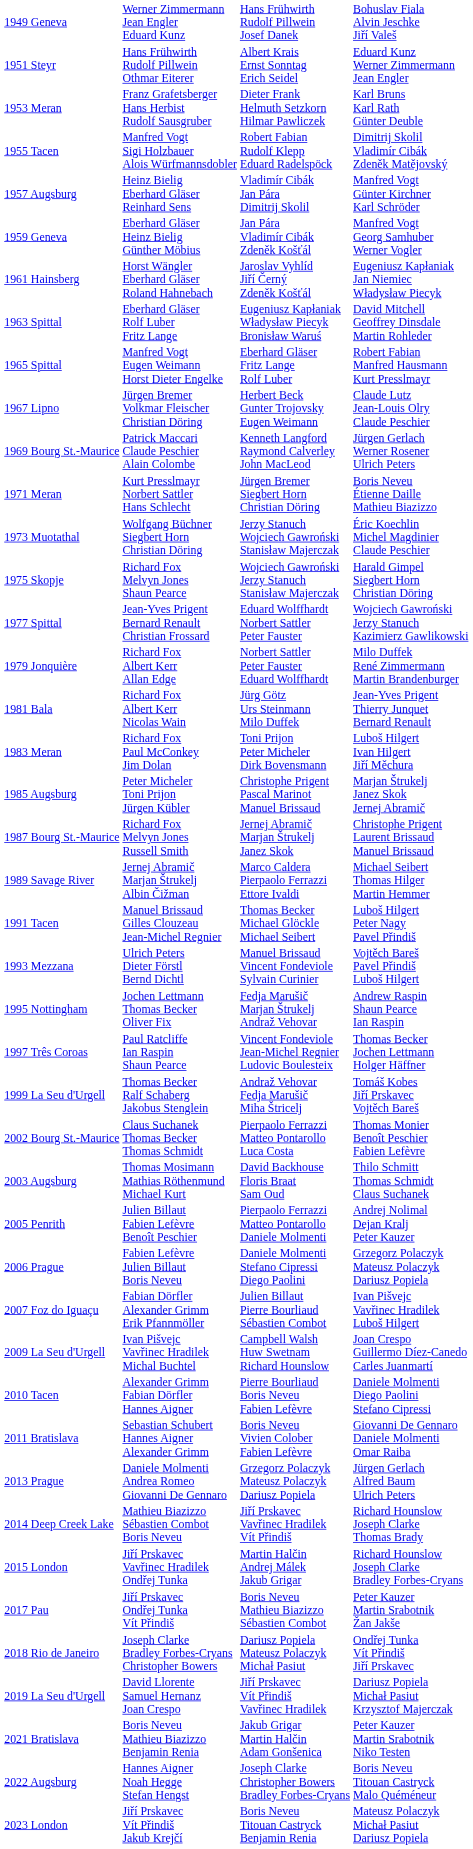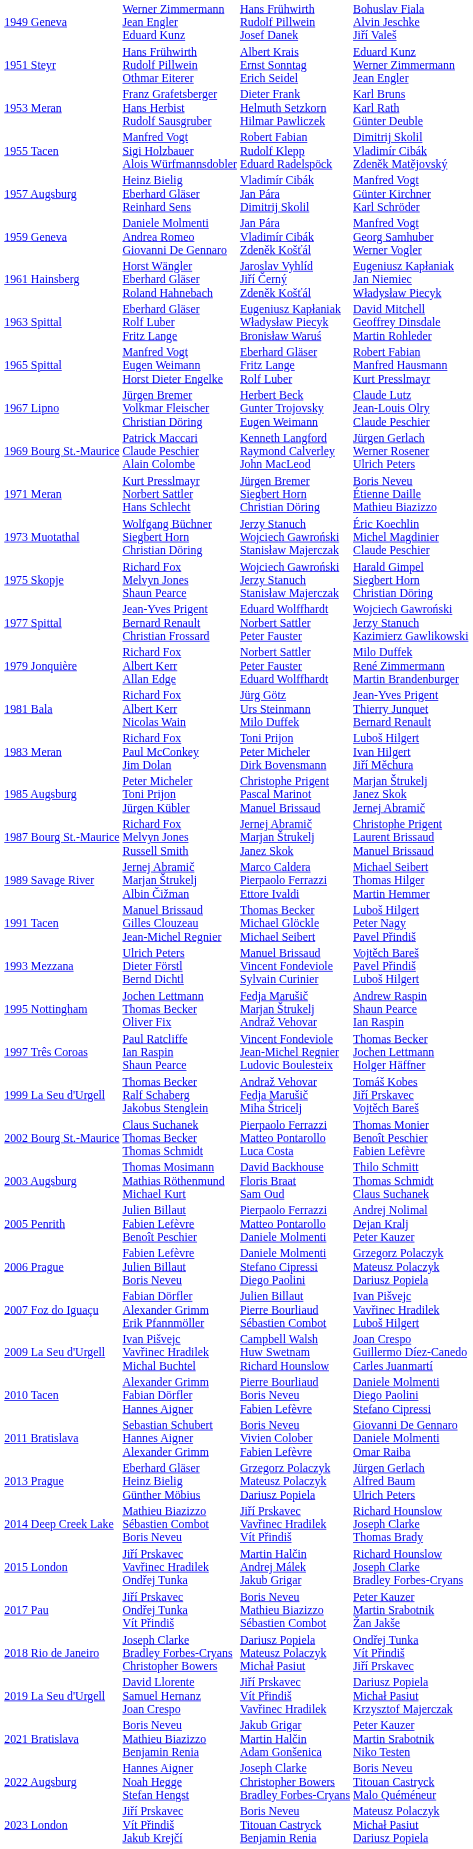(161, 236) Eberhard Gläser Heinz Bielig Günther Möbius -> (175, 236) Daniele Molmenti Andrea Romeo Giovanni De Gennaro
(175, 1481) Daniele Molmenti Andrea Romeo Giovanni De Gennaro -> (161, 1481) Eberhard Gläser Heinz Bielig Günther Möbius
